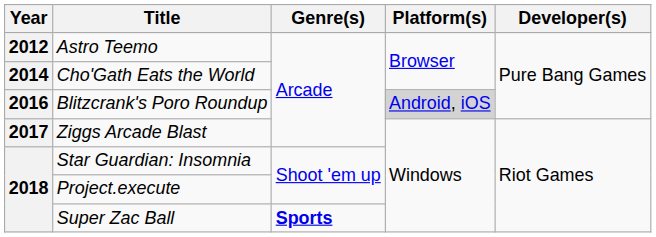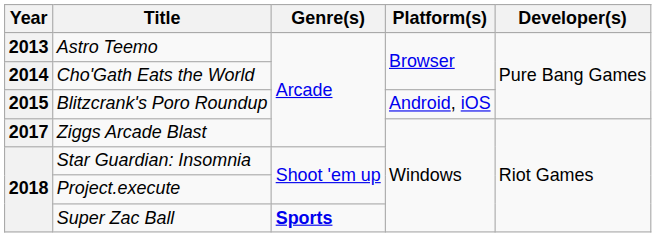(29, 47) 2012 -> (29, 47) 2013
(29, 103) 2016 -> (29, 103) 2015
(440, 103) lightgrey background -> (440, 103) no background
